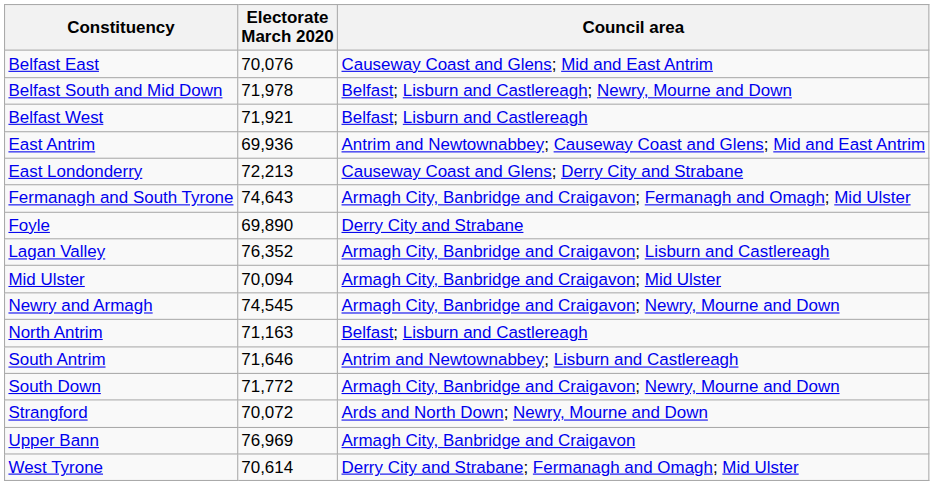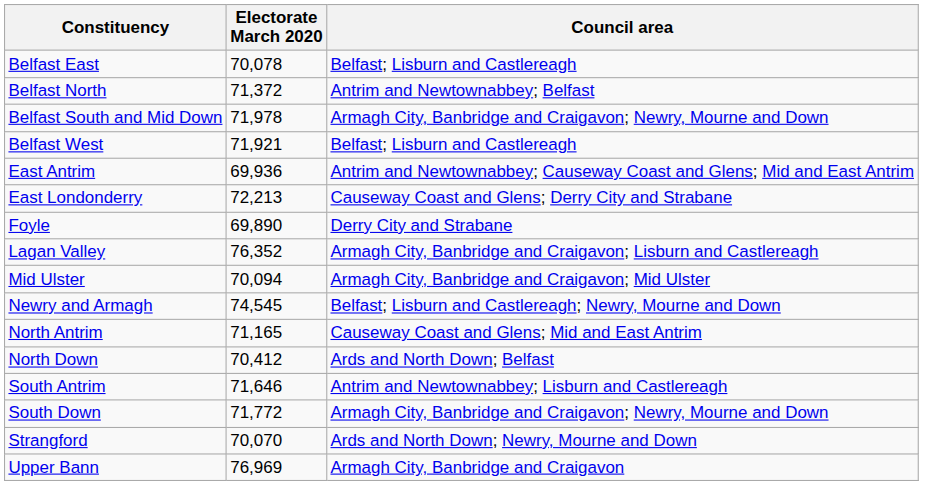(267, 63) 70,076 -> (256, 63) 70,078
(527, 63) Causeway Coast and Glens; Mid and East Antrim -> (454, 63) Belfast; Lisburn and Castlereagh
+ row: (57, 90)
(567, 90) Belfast; Lisburn and Castlereagh; Newry, Mourne and Down -> (580, 117) Armagh City, Banbridge and Craigavon; Newry, Mourne and Down
- row: (121, 198)
(591, 306) Armagh City, Banbridge and Craigavon; Newry, Mourne and Down -> (556, 306) Belfast; Lisburn and Castlereagh; Newry, Mourne and Down
(267, 332) 71,163 -> (256, 332) 71,165
(465, 332) Belfast; Lisburn and Castlereagh -> (516, 332) Causeway Coast and Glens; Mid and East Antrim
+ row: (53, 359)
(267, 413) 70,072 -> (256, 440) 70,070
- row: (56, 467)
